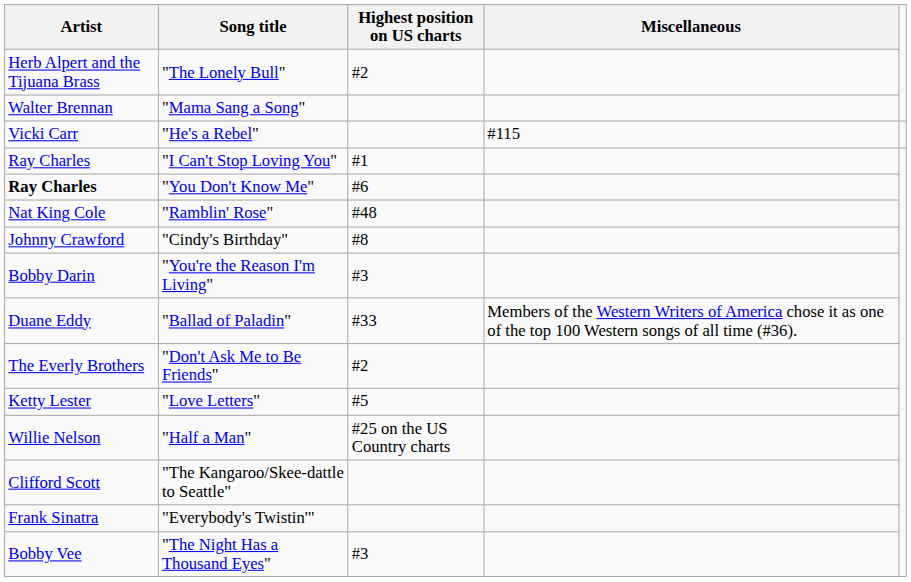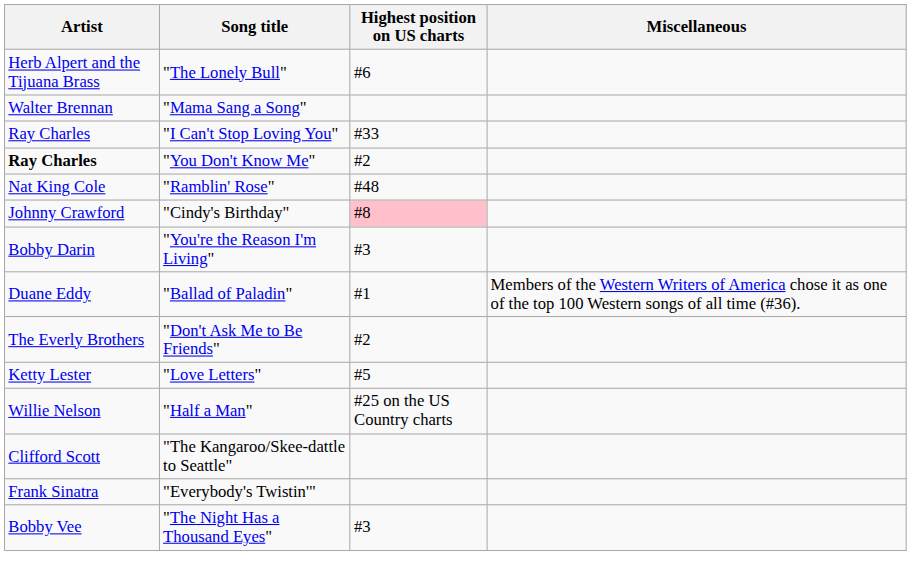(360, 72) #2 -> (362, 72) #6
- row: (210, 134)
(360, 160) #1 -> (367, 134) #33
(360, 187) #6 -> (362, 160) #2
(360, 239) no background -> (362, 213) pink background
(364, 320) #33 -> (362, 294) #1
